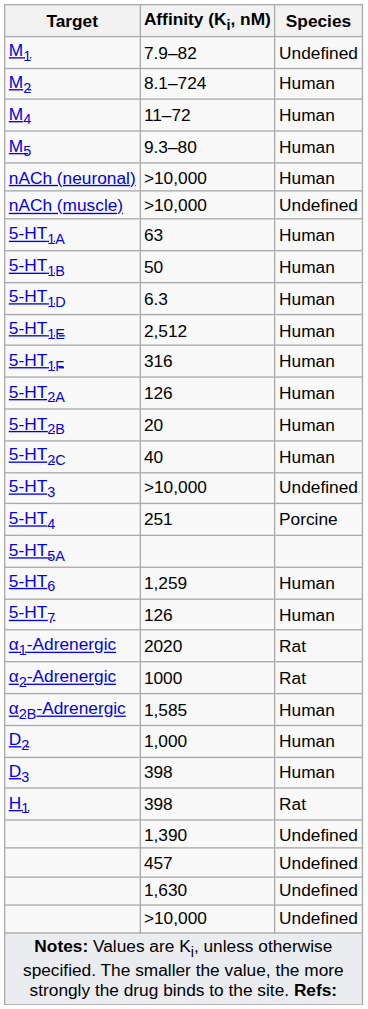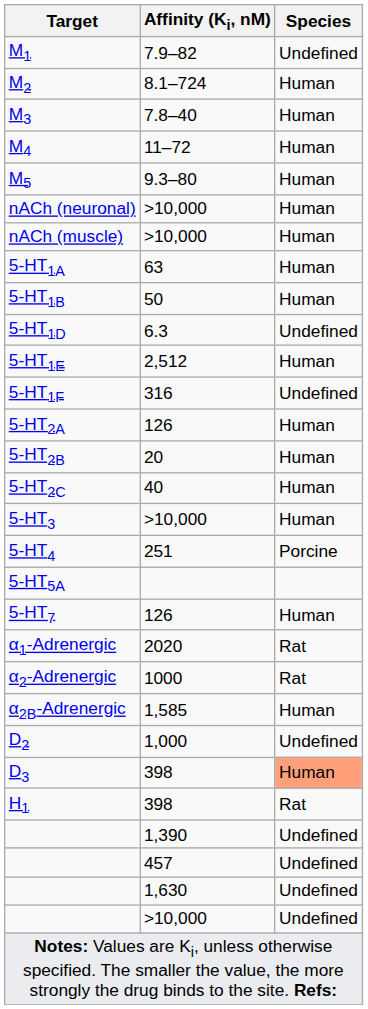+ row: (20, 115)
(318, 205) Undefined -> (307, 237) Human
(307, 298) Human -> (318, 330) Undefined
(307, 361) Human -> (318, 393) Undefined
(318, 488) Undefined -> (307, 520) Human
- row: (32, 583)
(307, 741) Human -> (318, 741) Undefined
(307, 773) no background -> (307, 773) lightsalmon background
